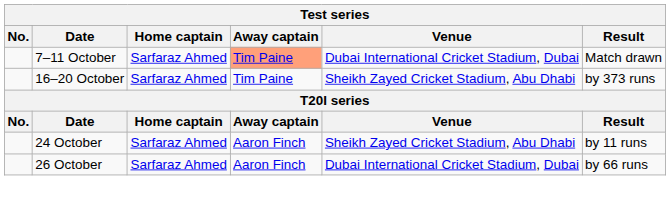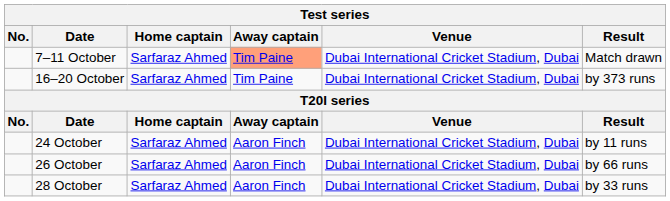(450, 79) Sheikh Zayed Cricket Stadium, Abu Dhabi -> (452, 79) Dubai International Cricket Stadium, Dubai
(450, 143) Sheikh Zayed Cricket Stadium, Abu Dhabi -> (452, 143) Dubai International Cricket Stadium, Dubai
+ row: (69, 185)
